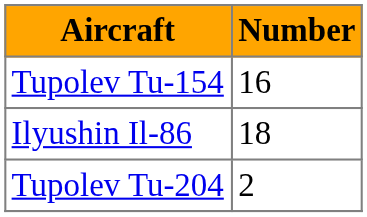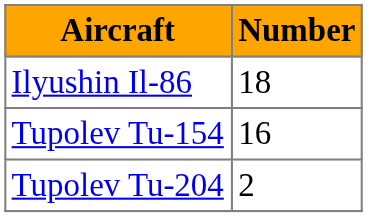rows swapped: (102, 133) <-> (118, 81)
